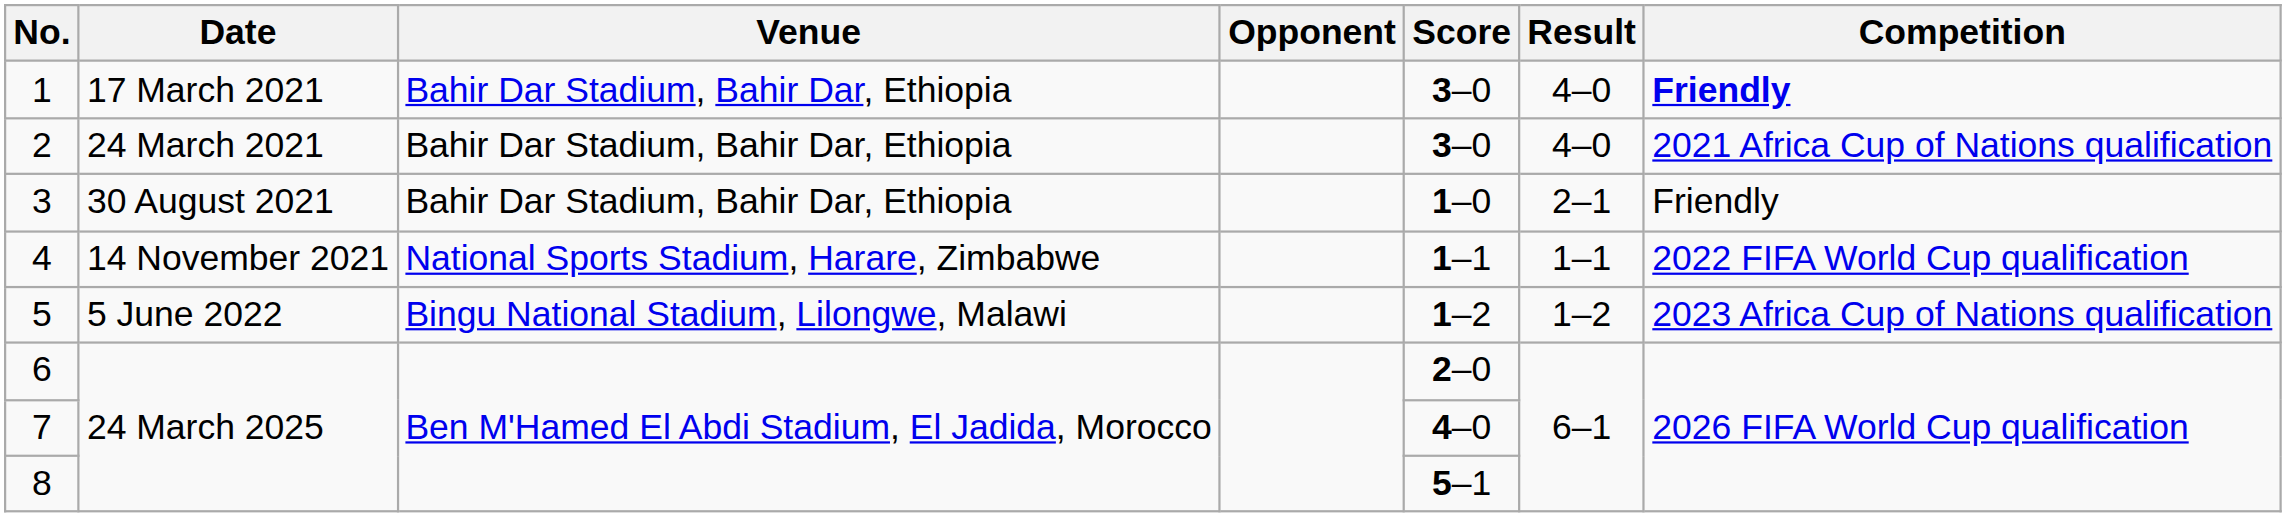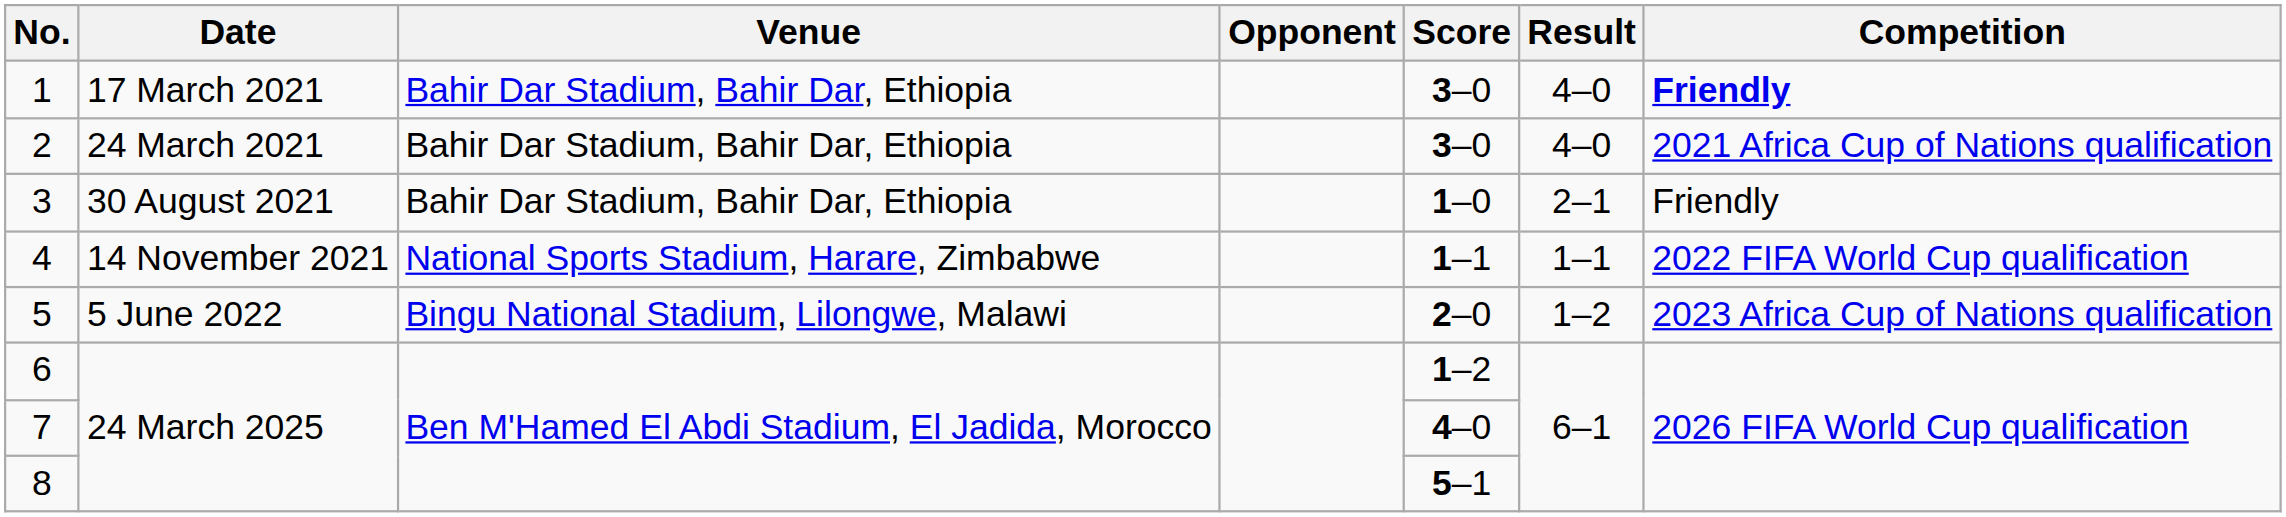(1462, 314) 1–2 -> (1462, 314) 2–0
(1462, 370) 2–0 -> (1462, 370) 1–2
